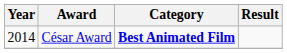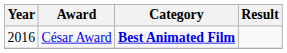(21, 37) 2014 -> (21, 37) 2016
